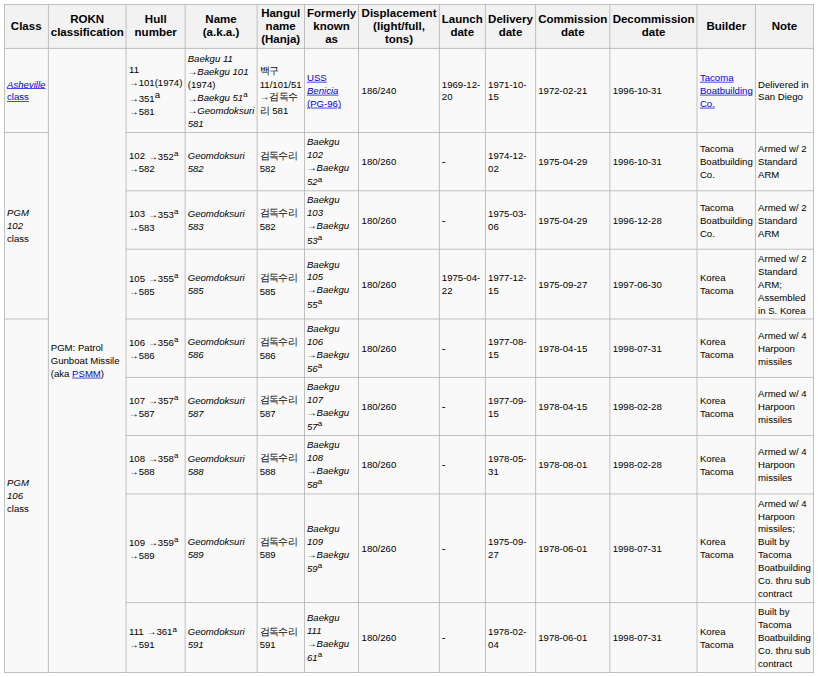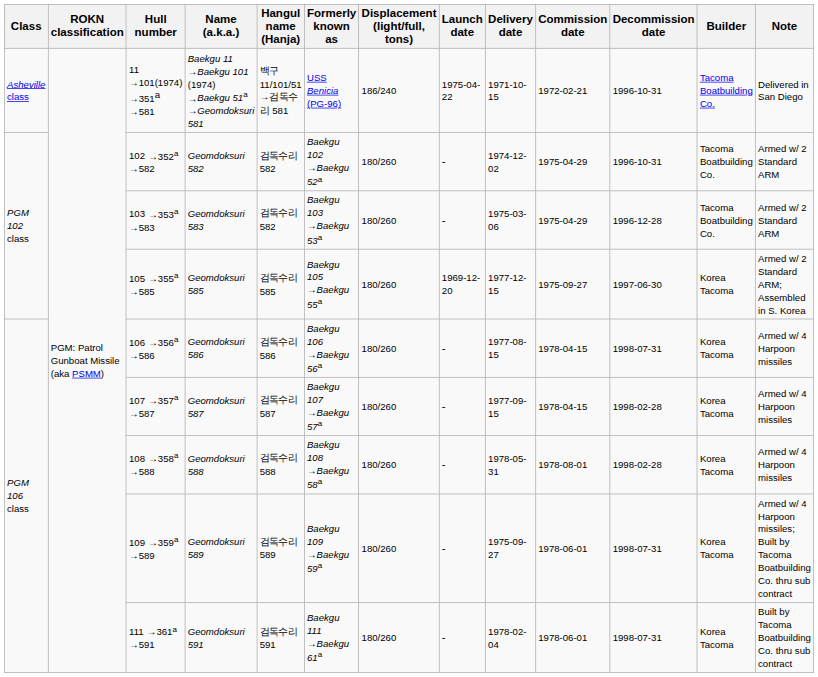(461, 91) 1969-12-20 -> (461, 91) 1975-04-22
(461, 284) 1975-04-22 -> (461, 284) 1969-12-20
